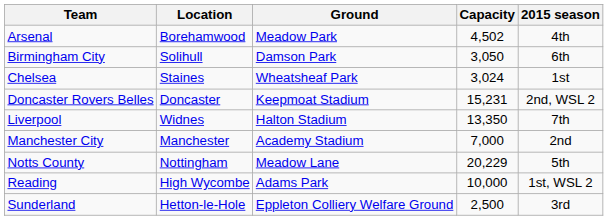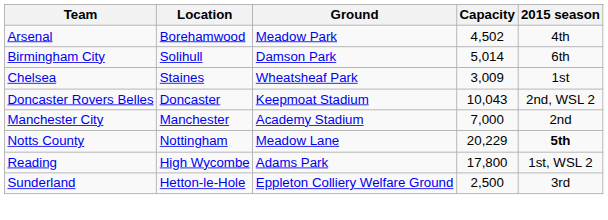(487, 57) 3,050 -> (487, 57) 5,014
(487, 78) 3,024 -> (487, 78) 3,009
(487, 99) 15,231 -> (487, 99) 10,043
- row: (34, 120)
(560, 162) normal -> (560, 141) bold
(487, 183) 10,000 -> (487, 162) 17,800
